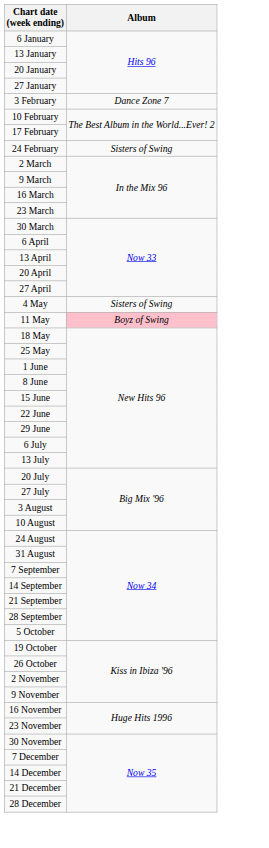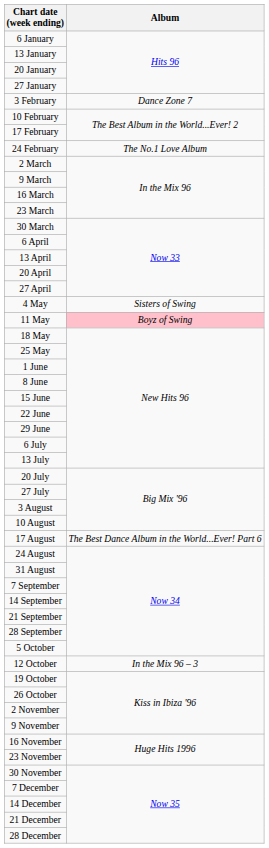(142, 147) Sisters of Swing -> (165, 147) The No.1 Love Album
+ row: (35, 538)
+ row: (35, 663)
